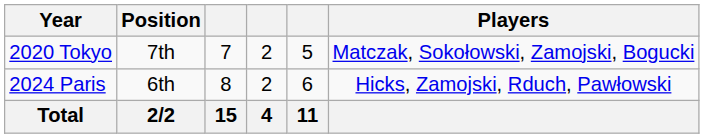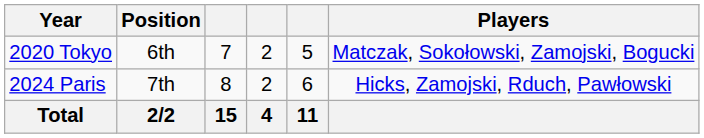(161, 52) 7th -> (161, 52) 6th
(161, 84) 6th -> (161, 84) 7th
